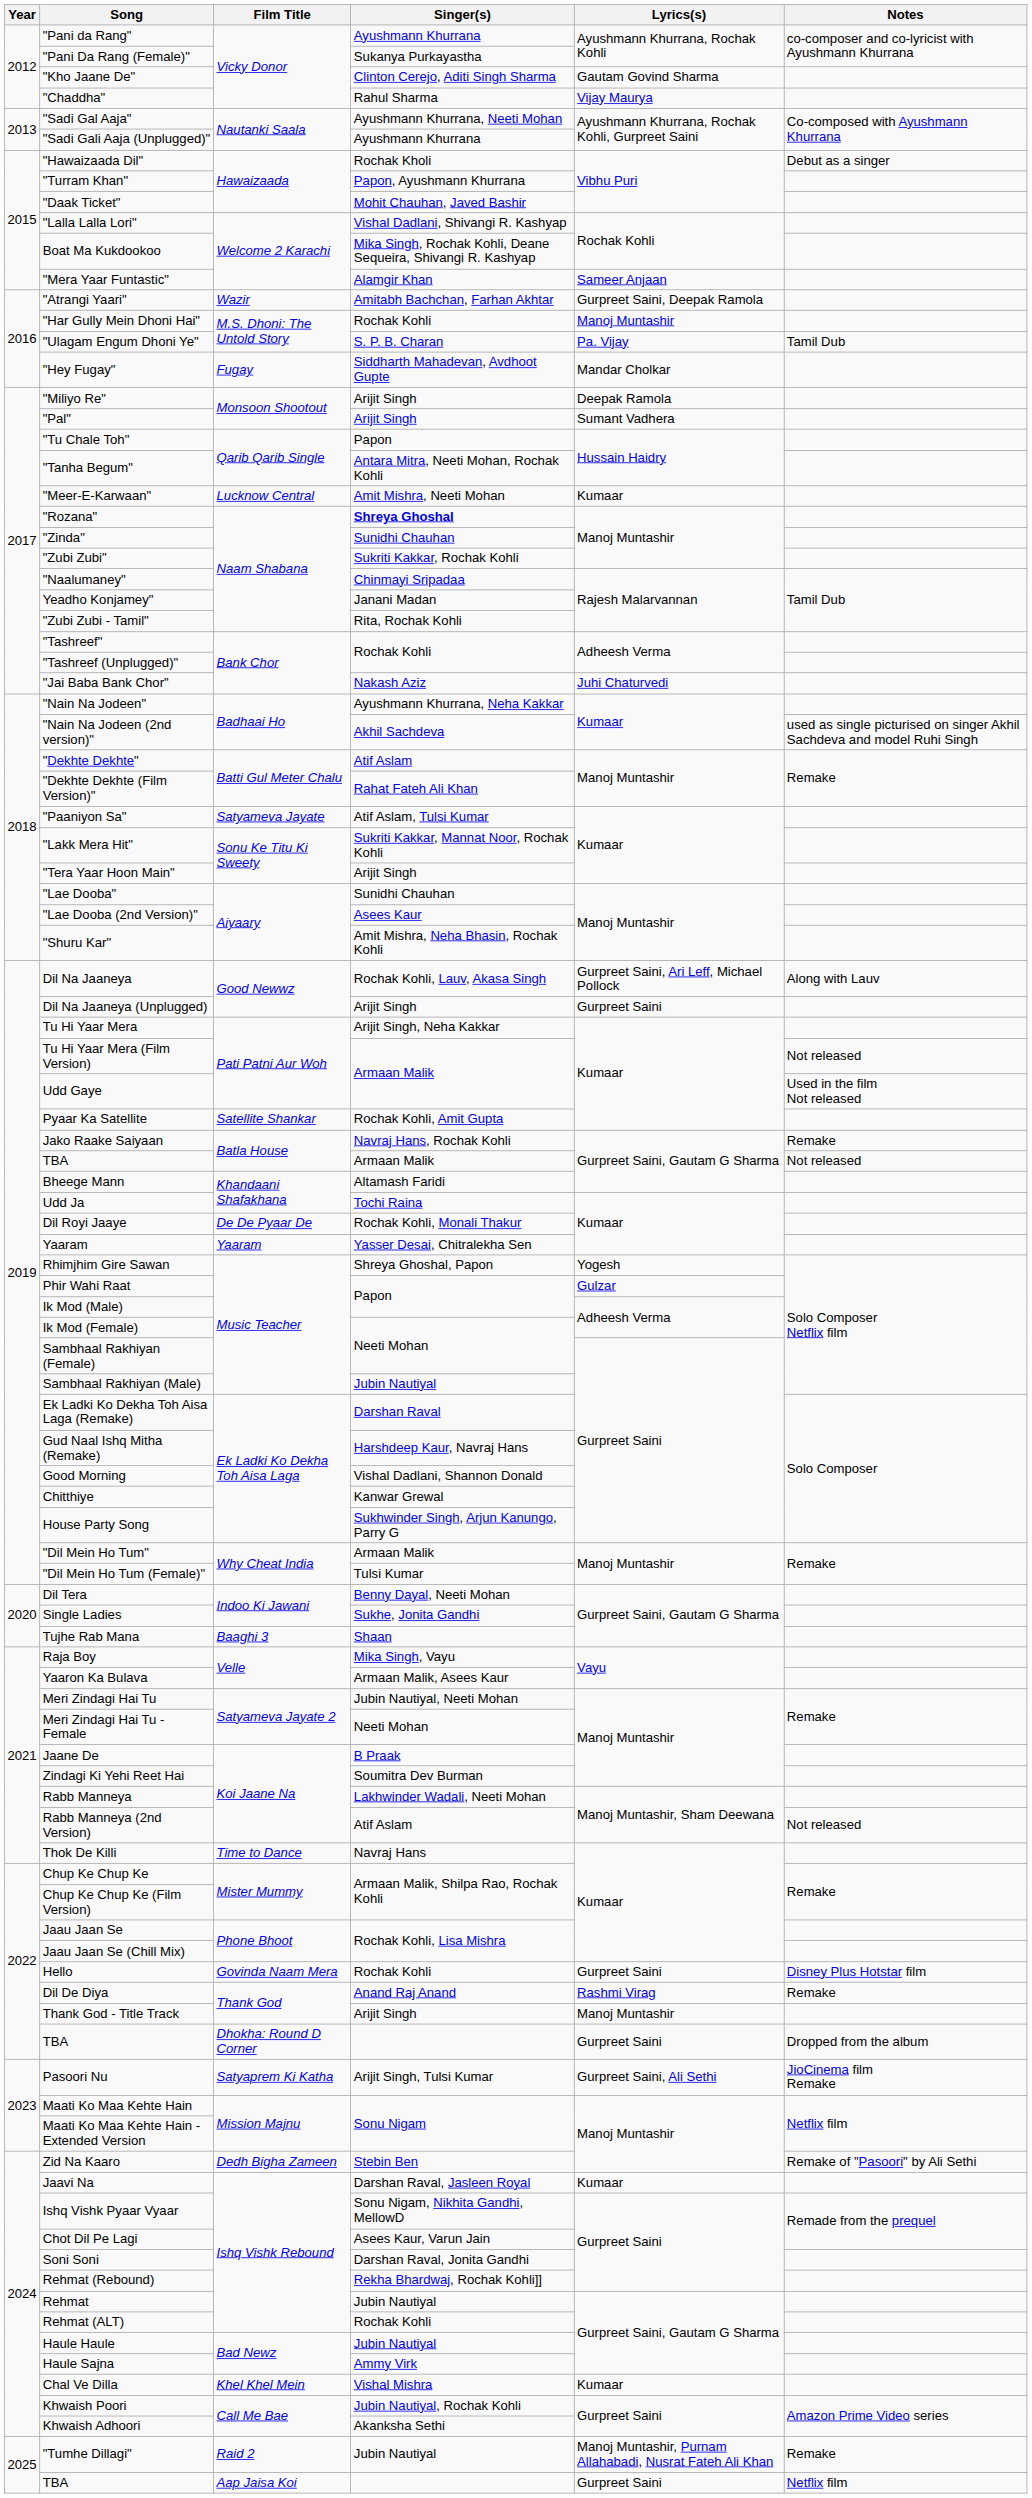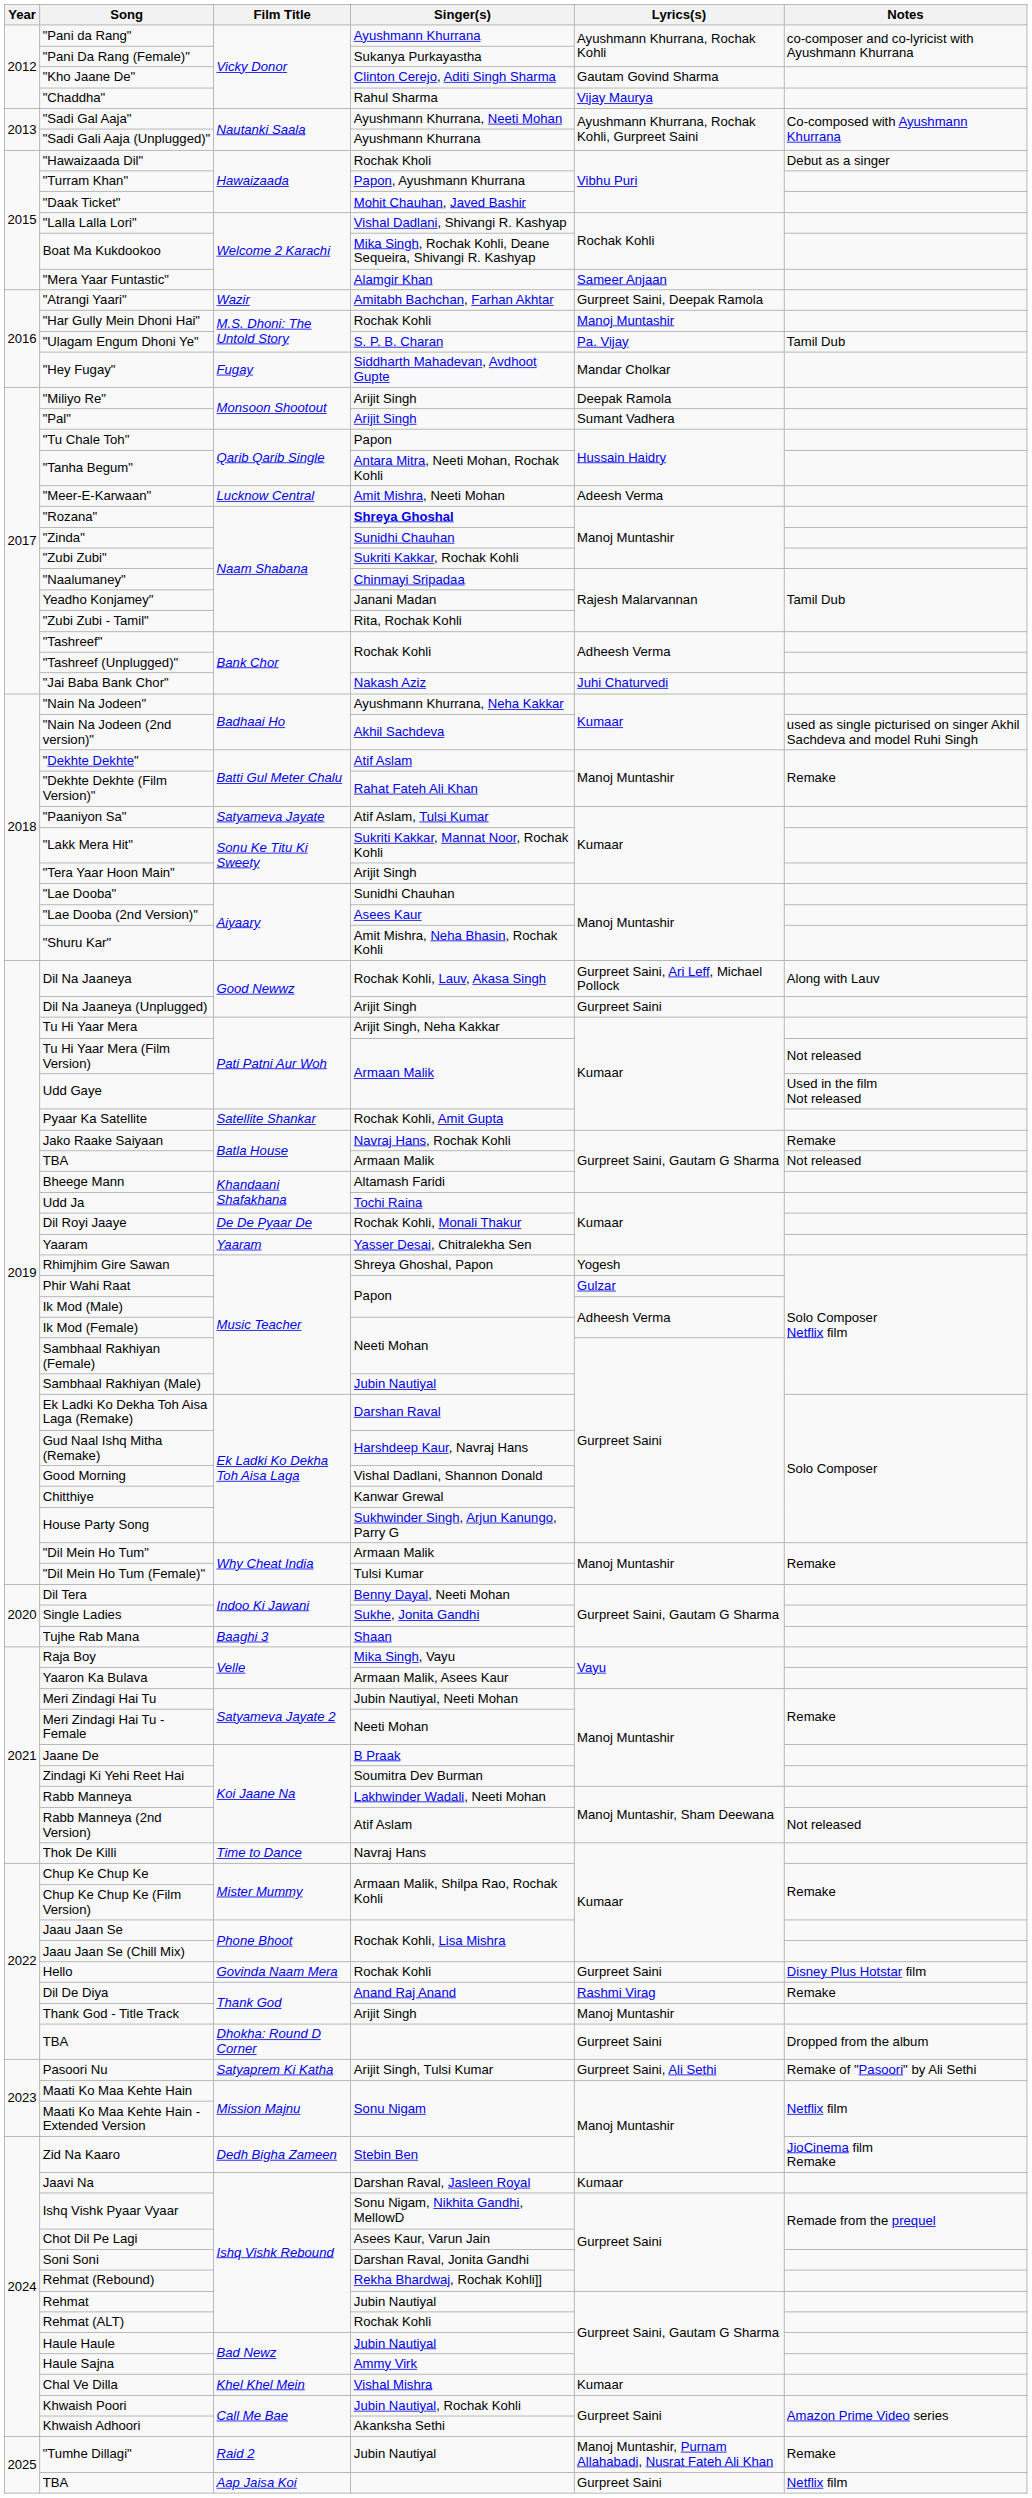(600, 496) Kumaar -> (620, 496) Adeesh Verma
(830, 2077) JioCinema film Remake -> (882, 2070) Remake of "Pasoori" by Ali Sethi
(882, 2161) Remake of "Pasoori" by Ali Sethi -> (830, 2154) JioCinema film Remake
